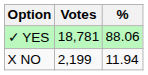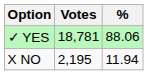(75, 59) 2,199 -> (75, 59) 2,195
